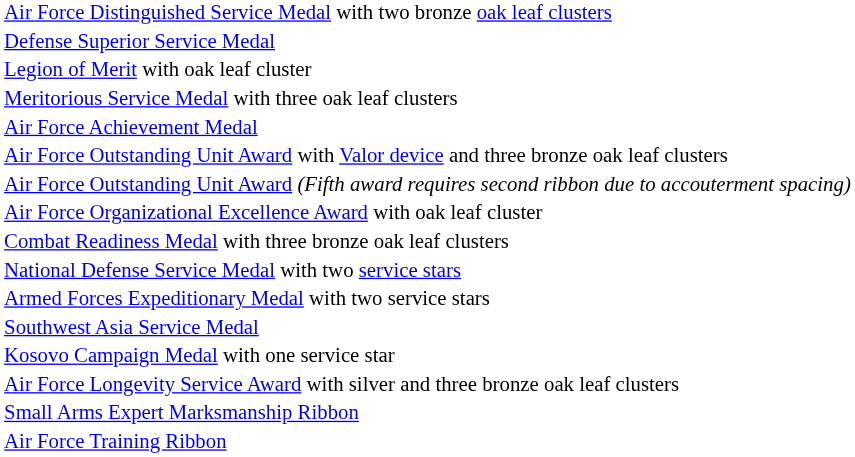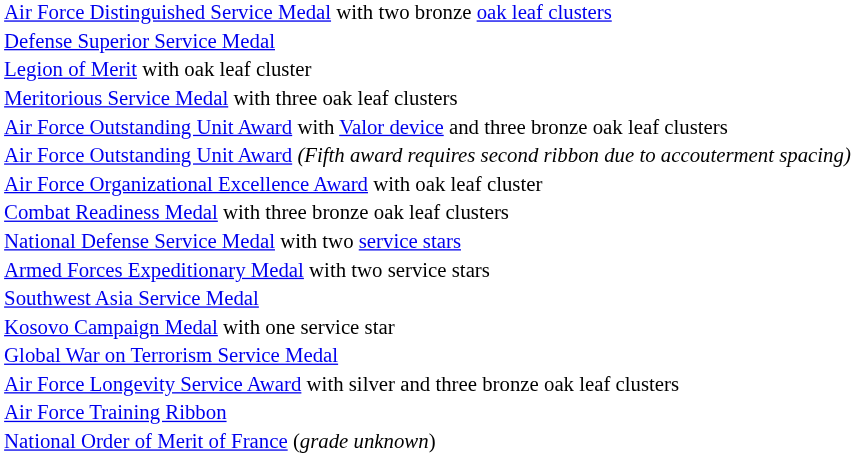- row: (131, 126)
+ row: (171, 355)
- row: (181, 412)
+ row: (220, 441)
